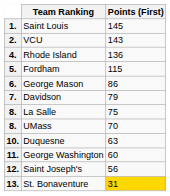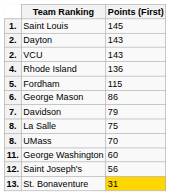+ row: (38, 41)
- row: (44, 141)
